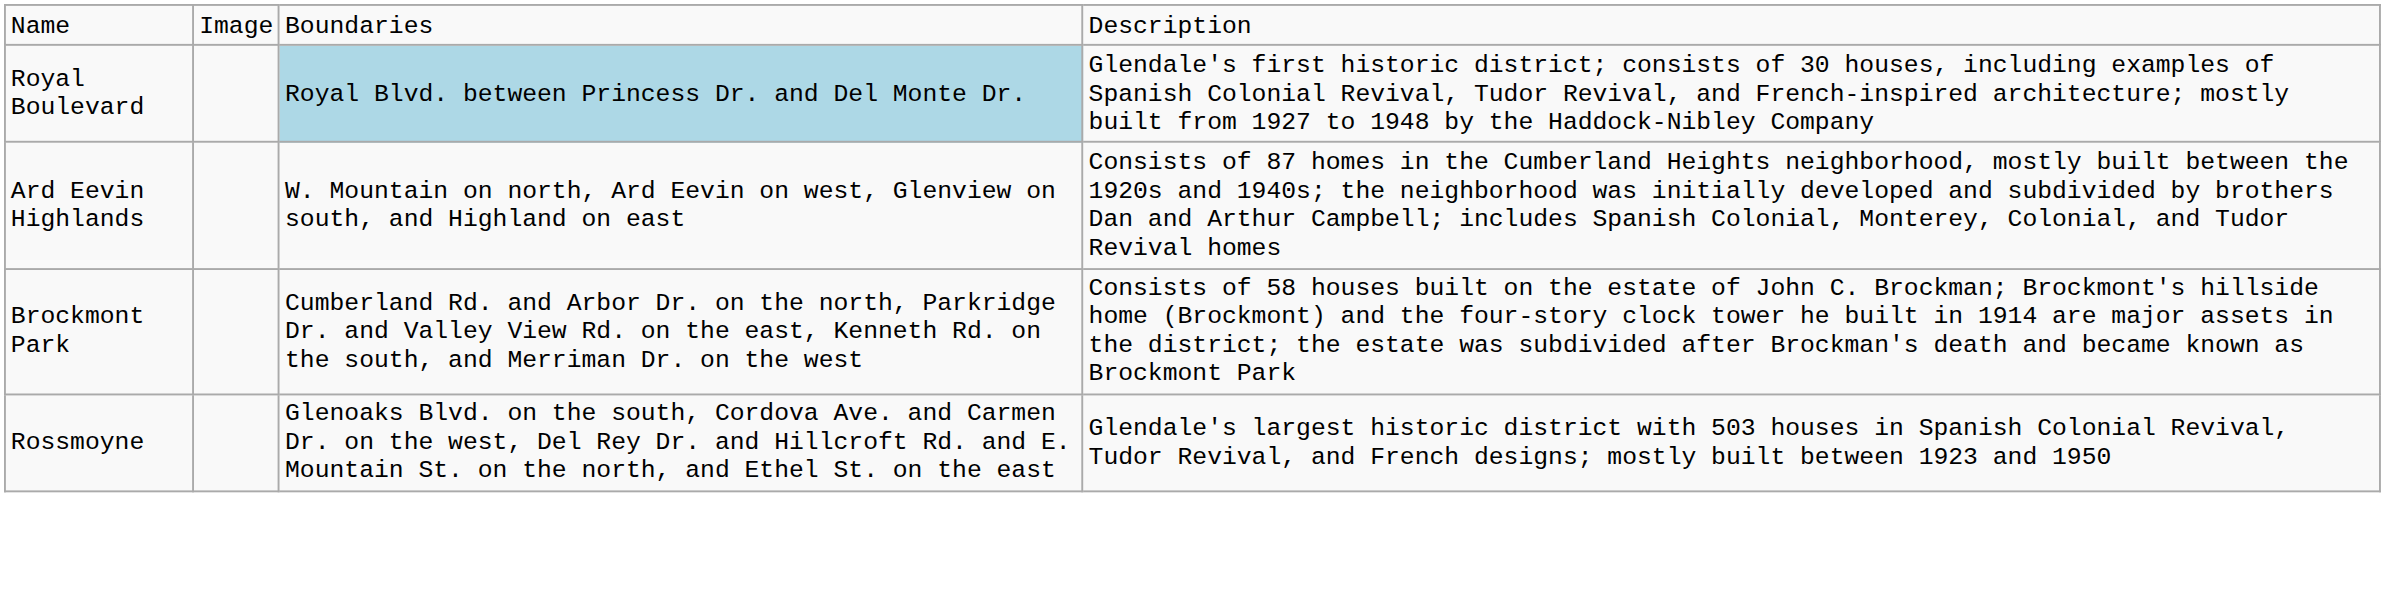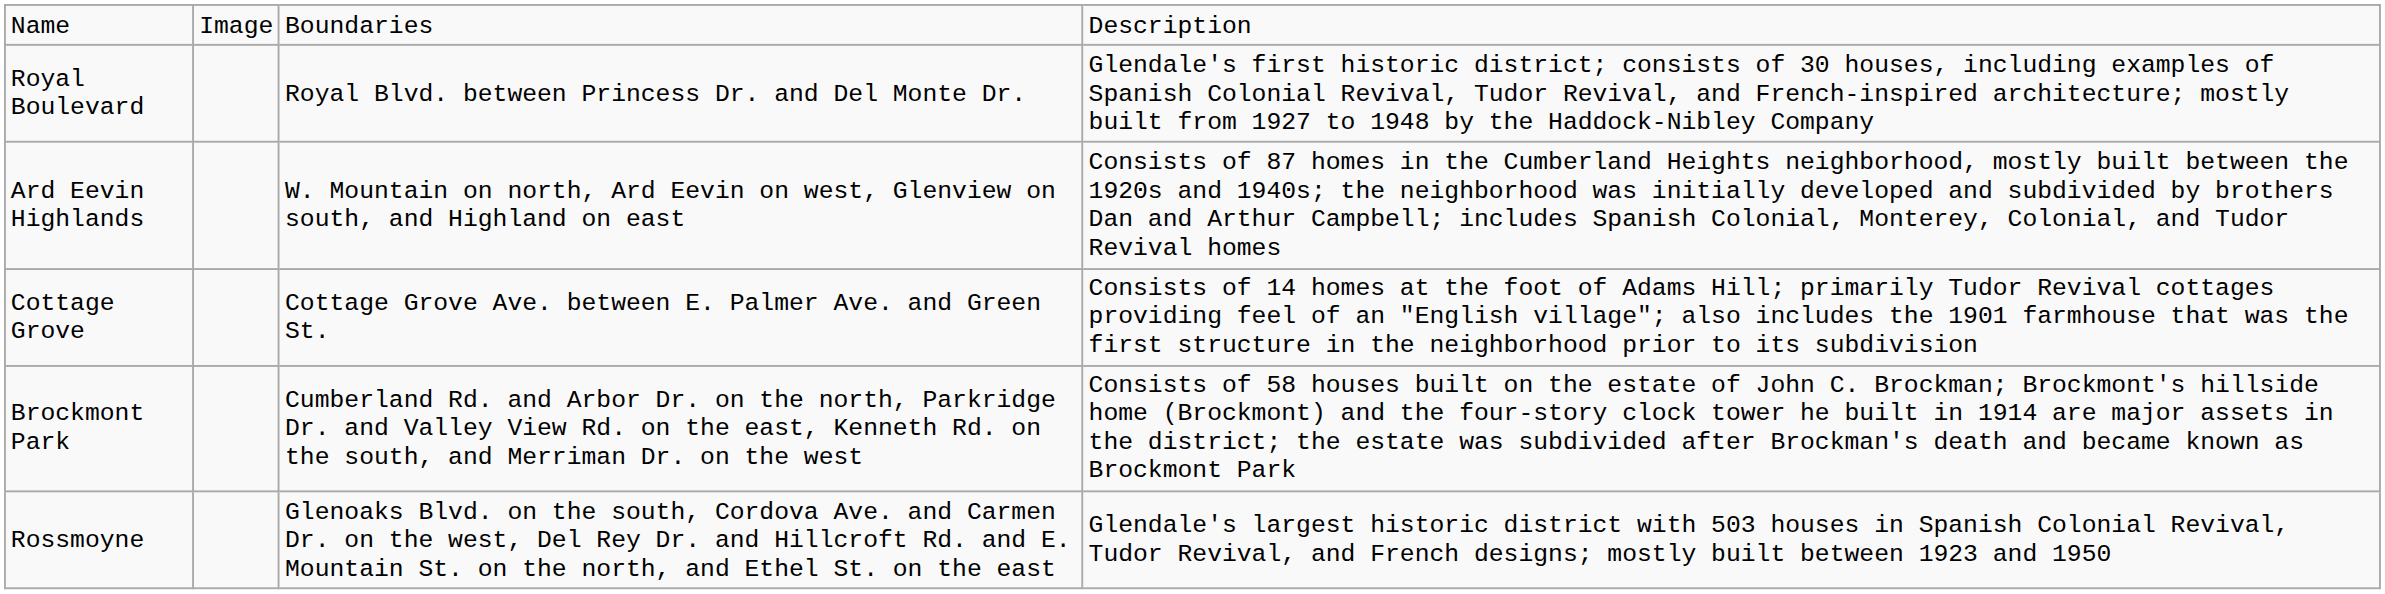(656, 94) lightblue background -> (656, 94) no background
+ row: (63, 317)
